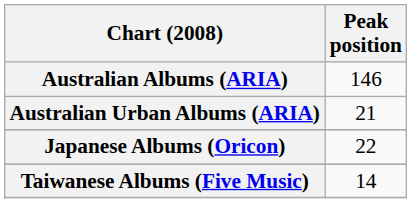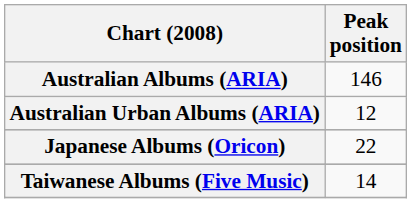(366, 112) 21 -> (366, 112) 12
